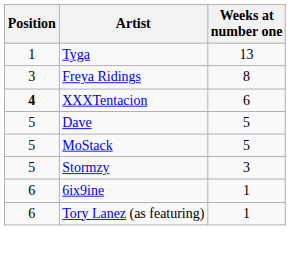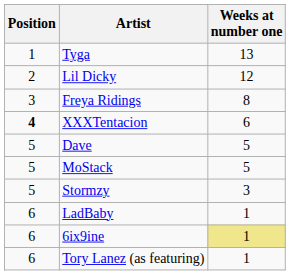+ row: (89, 76)
+ row: (88, 212)
(247, 190) no background -> (247, 235) khaki background
